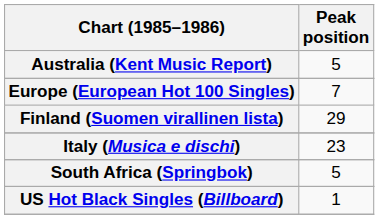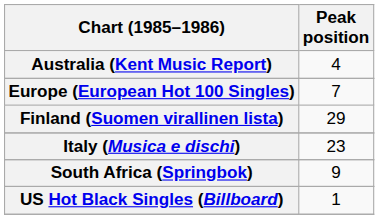(336, 64) 5 -> (336, 64) 4
(336, 173) 5 -> (336, 173) 9
